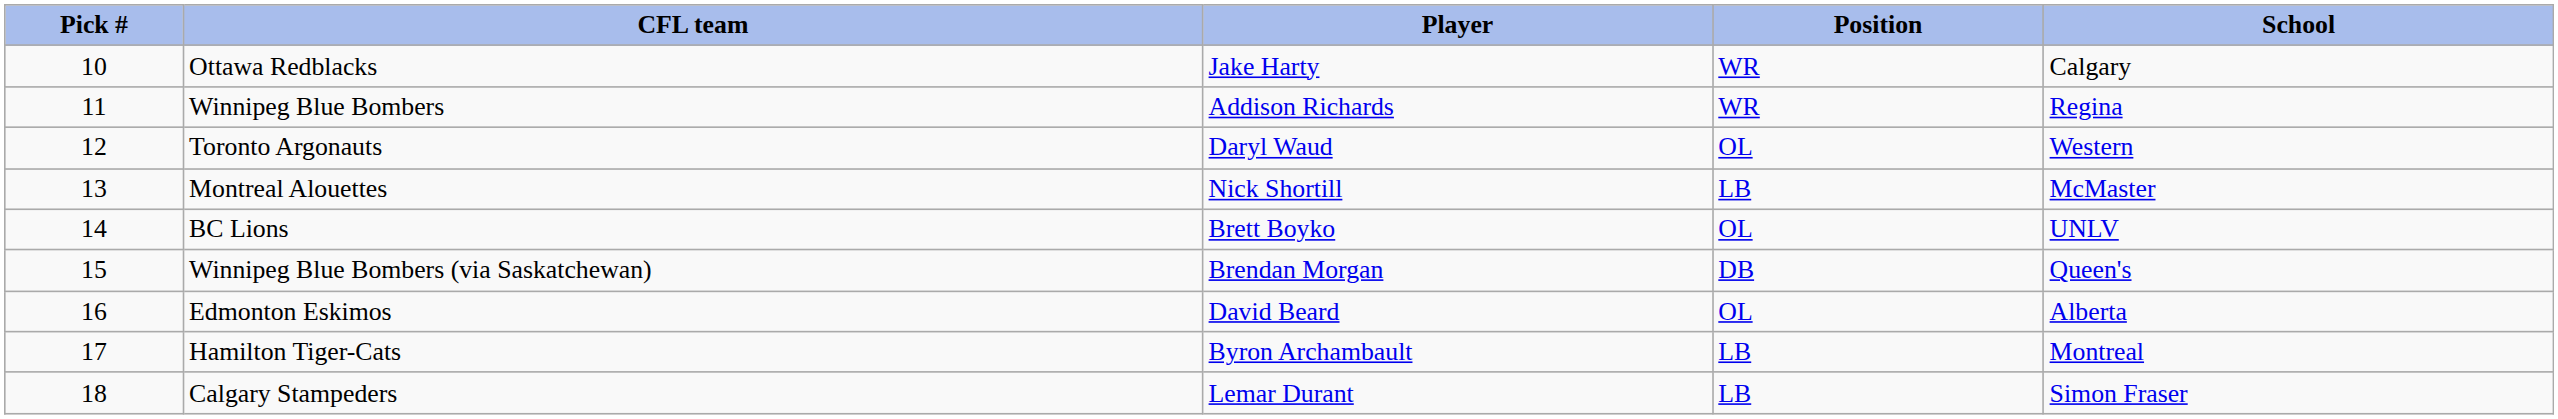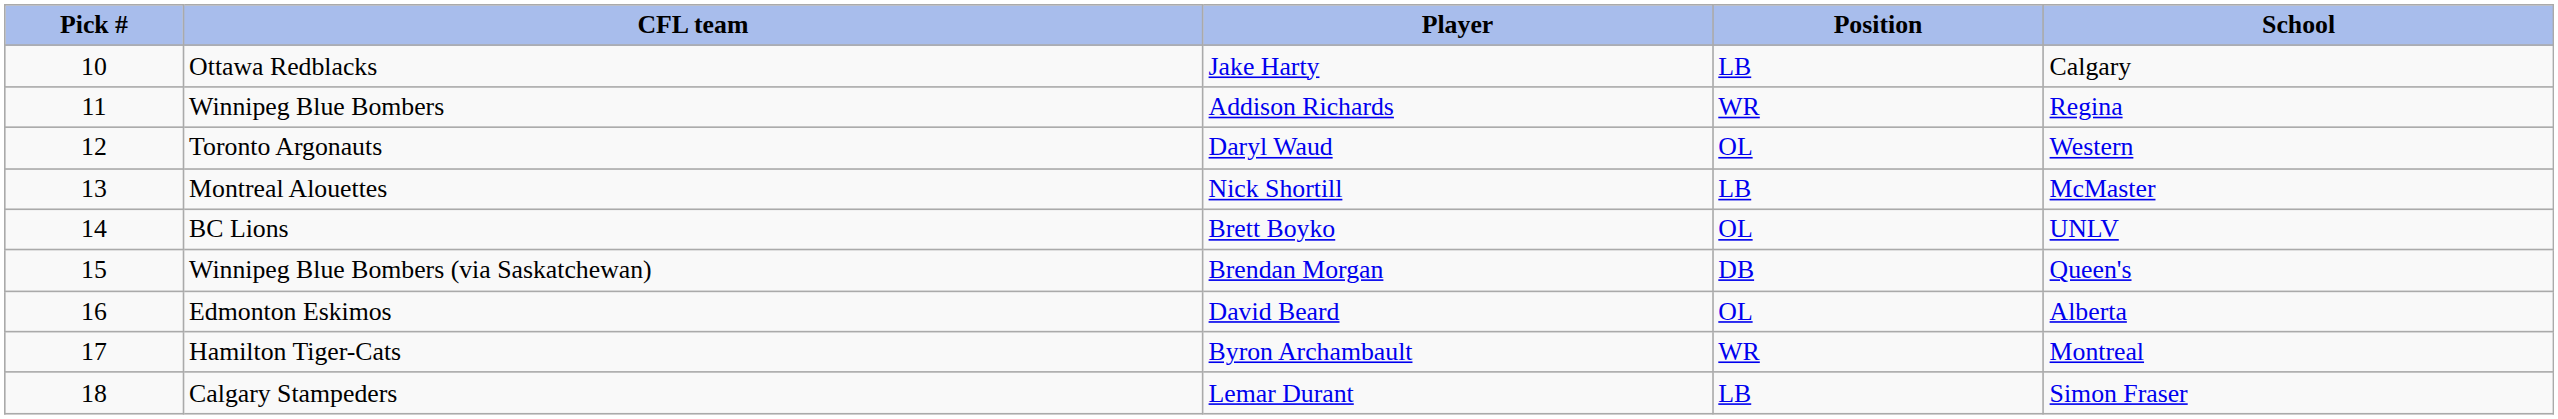(1739, 65) WR -> (1735, 65) LB
(1735, 351) LB -> (1739, 351) WR
